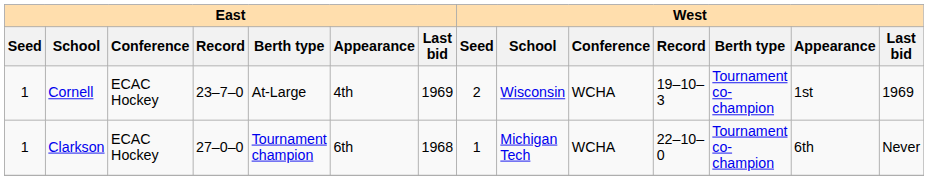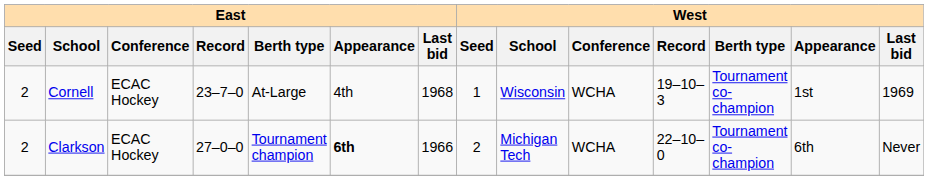(25, 92) 1 -> (25, 92) 2
(437, 92) 1969 -> (437, 92) 1968
(477, 92) 2 -> (477, 92) 1
(25, 147) 1 -> (25, 147) 2
(343, 147) normal -> (344, 147) bold
(437, 147) 1968 -> (437, 147) 1966
(477, 147) 1 -> (477, 147) 2
